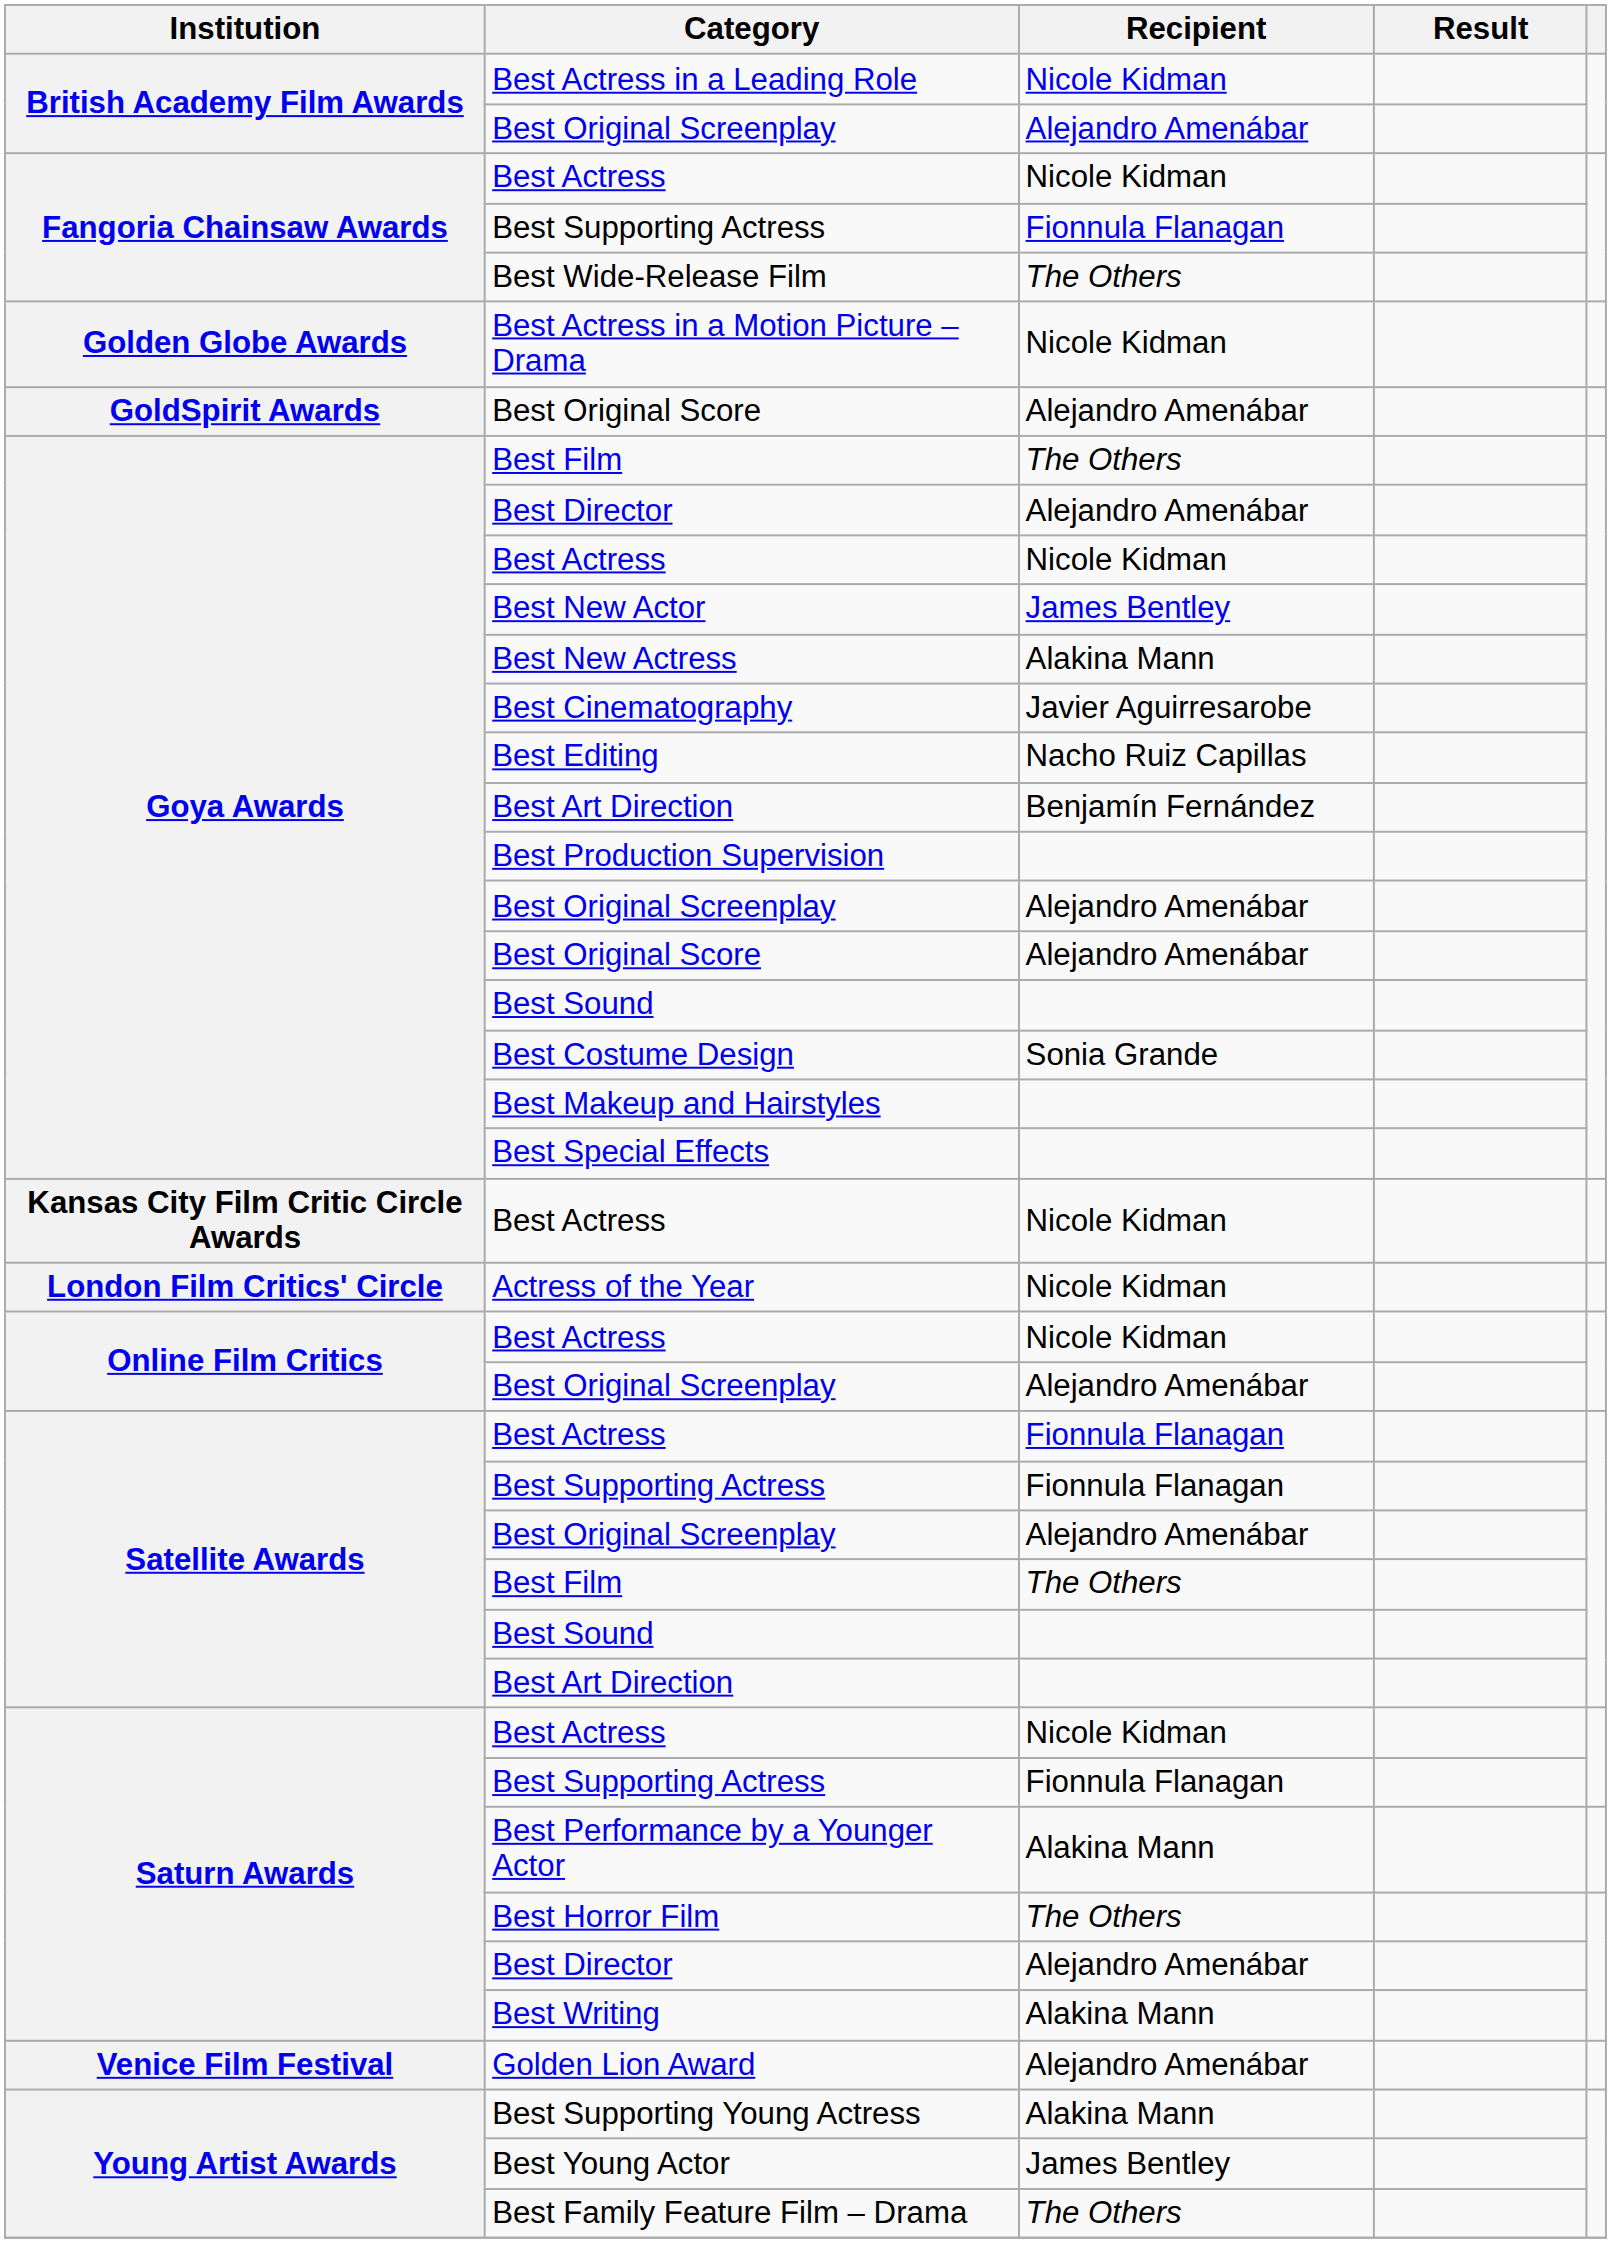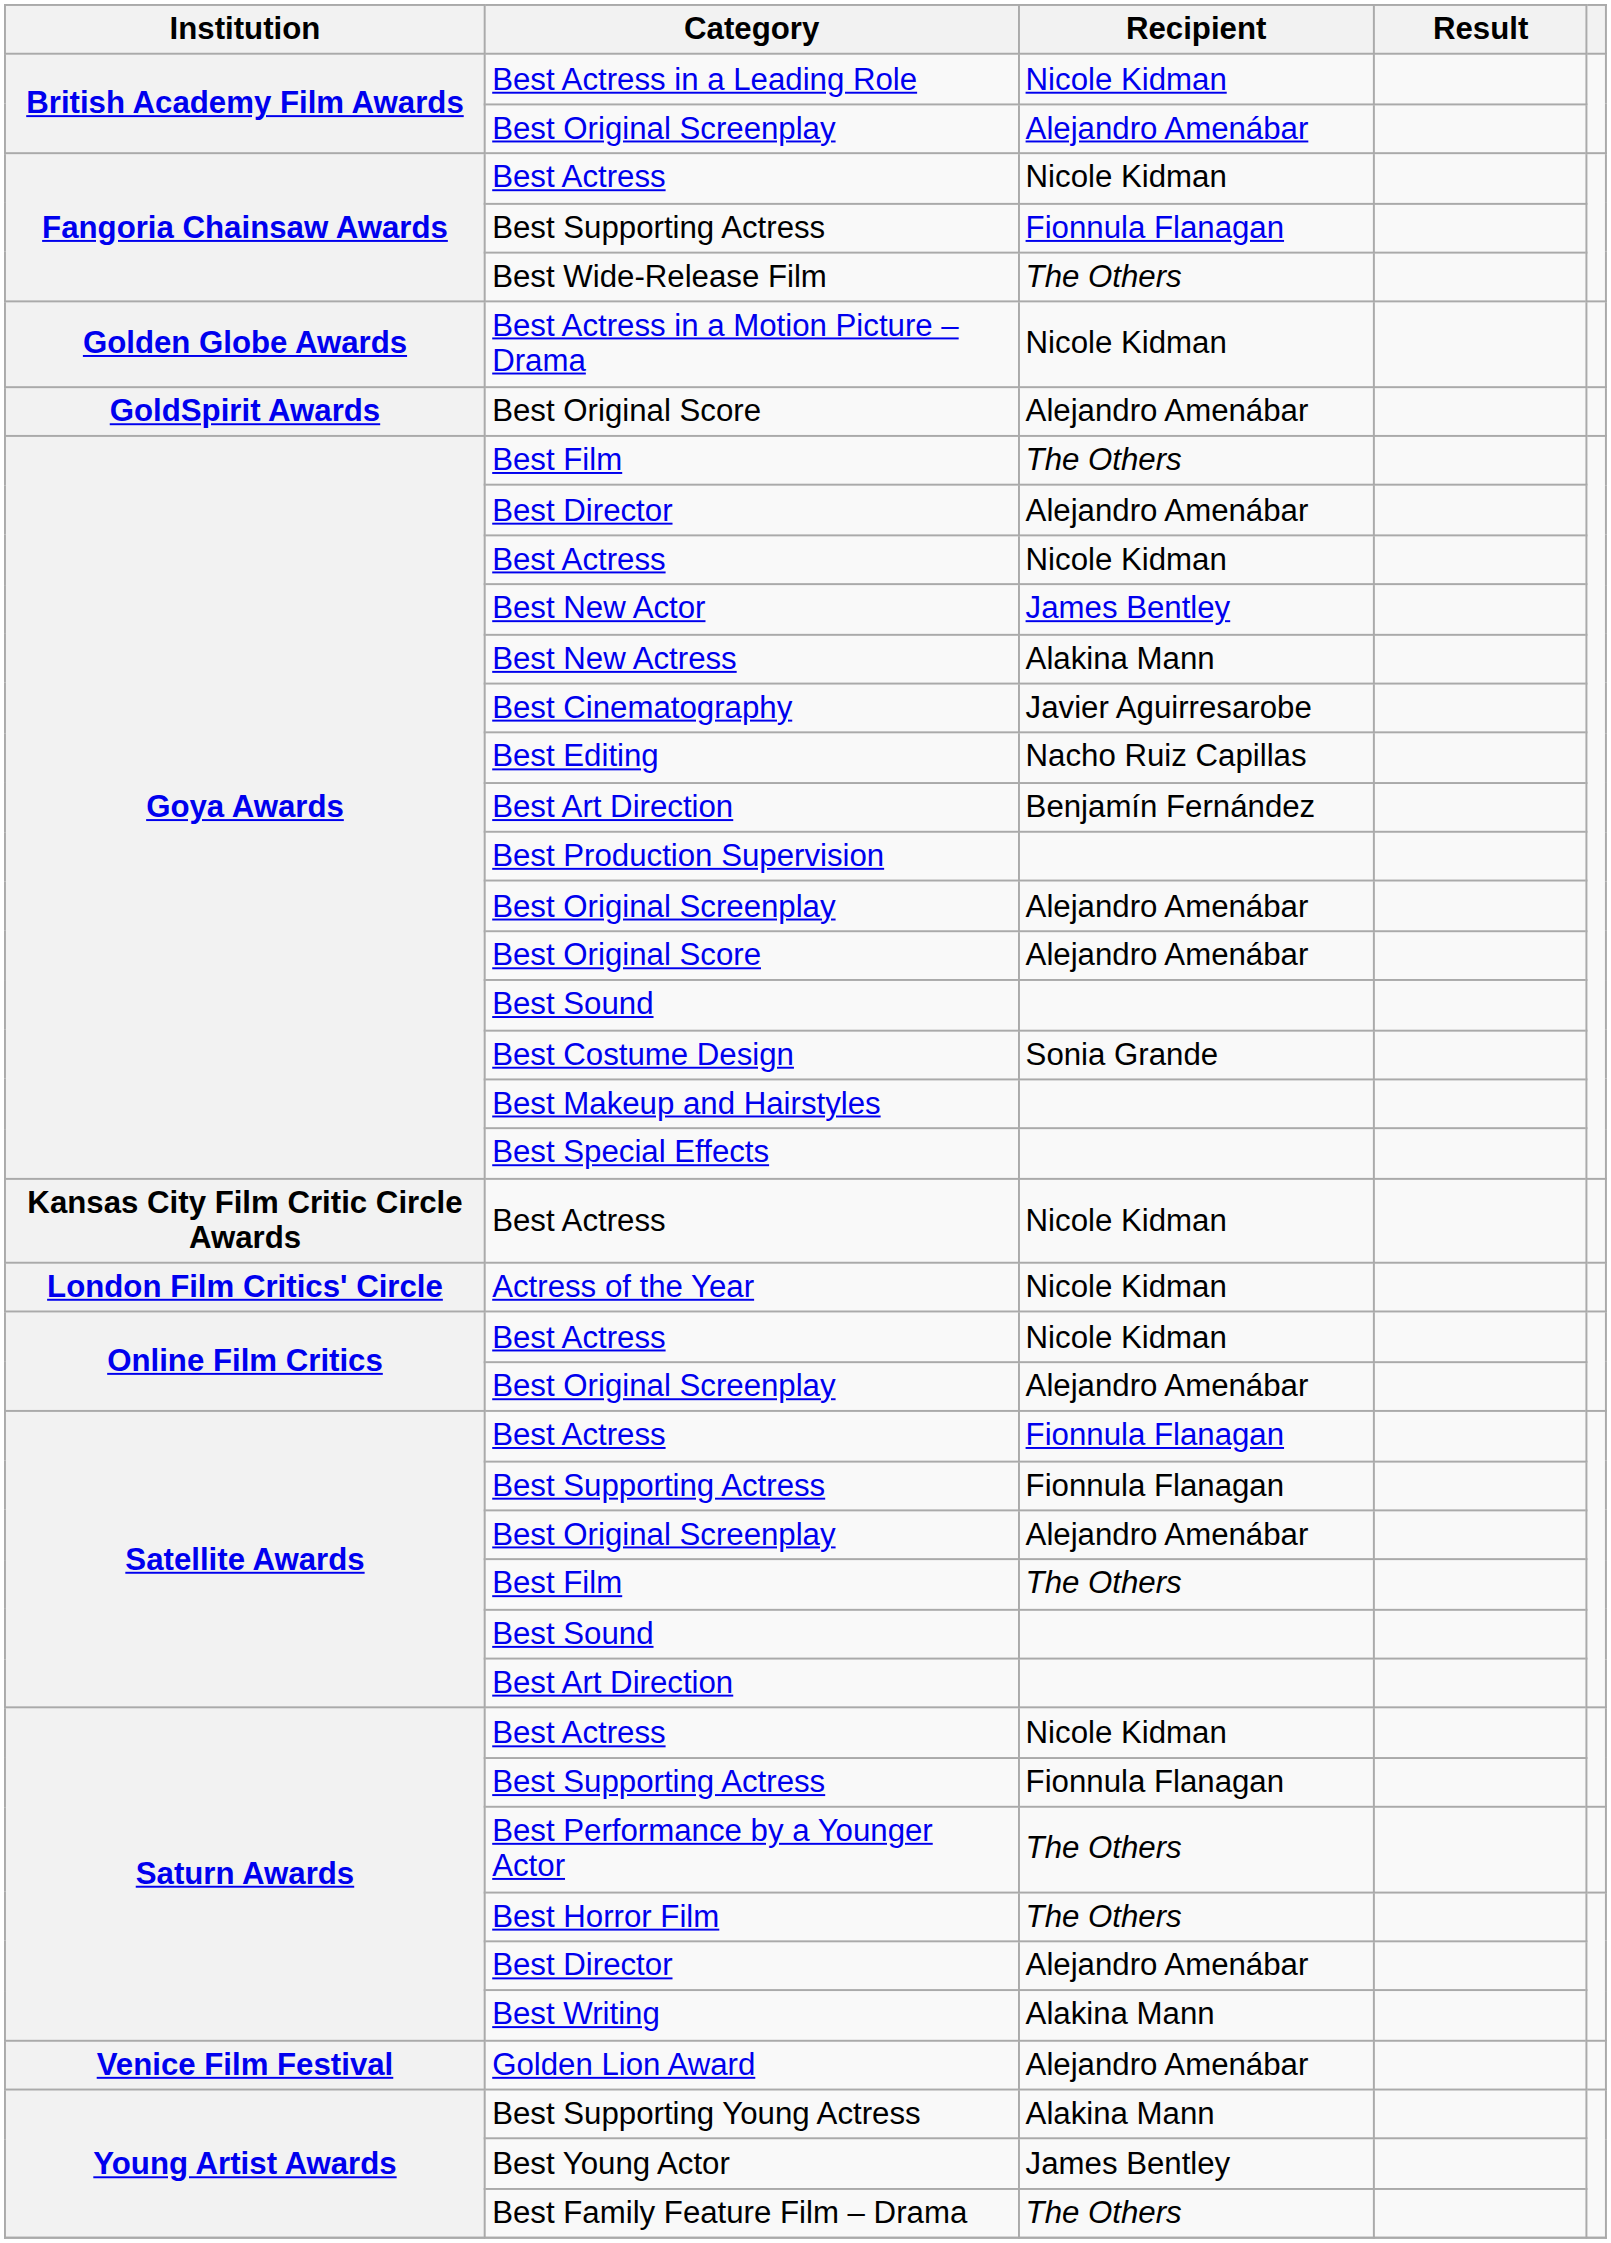(1120, 1848) Alakina Mann -> (1104, 1848) The Others
